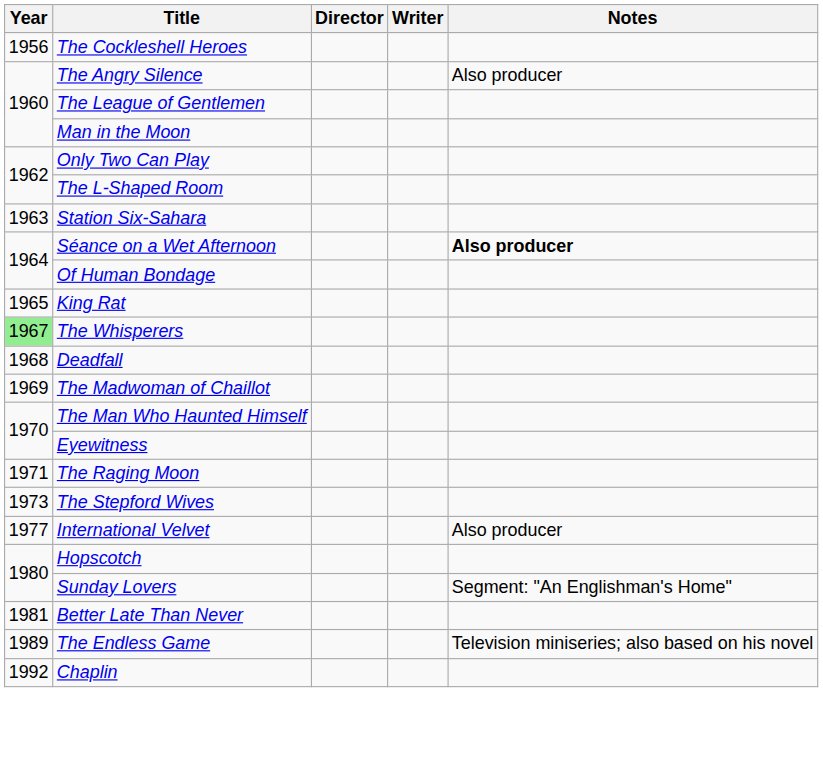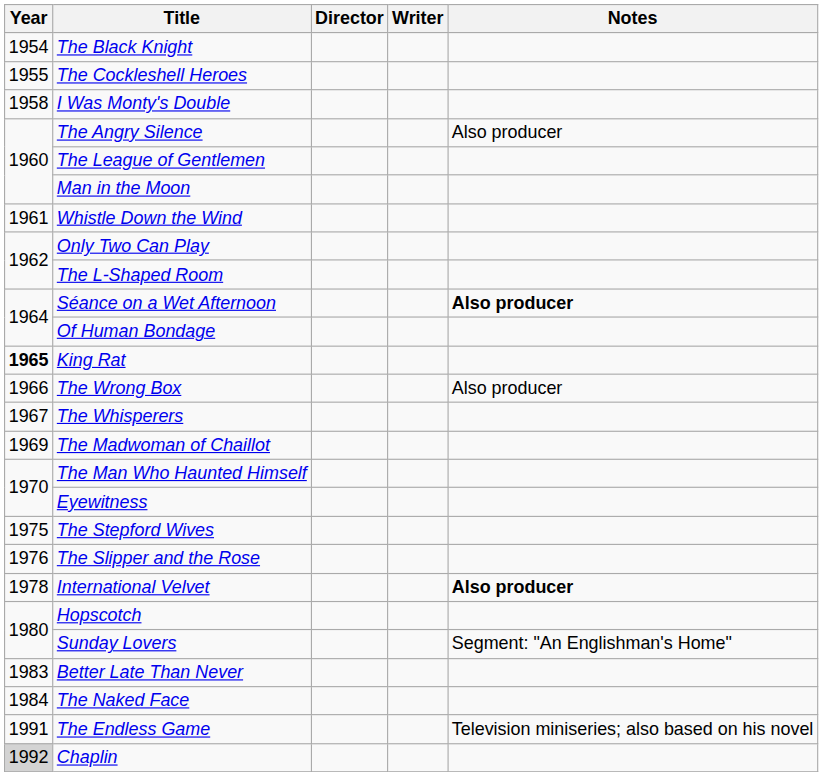+ row: (125, 47)
(29, 47) 1956 -> (29, 75) 1955
+ row: (144, 103)
+ row: (149, 217)
- row: (132, 217)
(29, 302) normal -> (29, 359) bold
+ row: (119, 388)
(29, 331) lightgreen background -> (29, 416) no background
- row: (90, 359)
- row: (128, 473)
(29, 501) 1973 -> (29, 530) 1975
+ row: (158, 558)
(29, 530) 1977 -> (29, 587) 1978
(507, 530) normal -> (512, 587) bold
(29, 615) 1981 -> (29, 672) 1983
+ row: (123, 700)
(29, 643) 1989 -> (29, 729) 1991
(29, 672) no background -> (29, 757) lightgrey background
